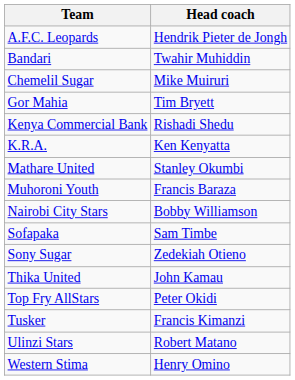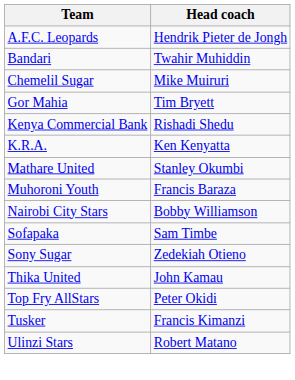- row: (48, 364)
